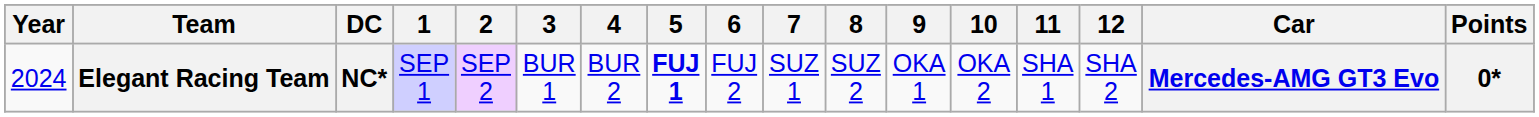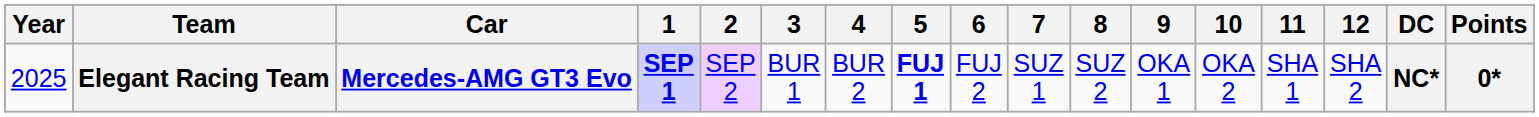columns swapped: (1294, 24) <-> (364, 24)
(39, 77) 2024 -> (39, 77) 2025
(424, 77) normal -> (669, 77) bold
